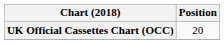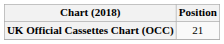(198, 30) 20 -> (198, 30) 21
